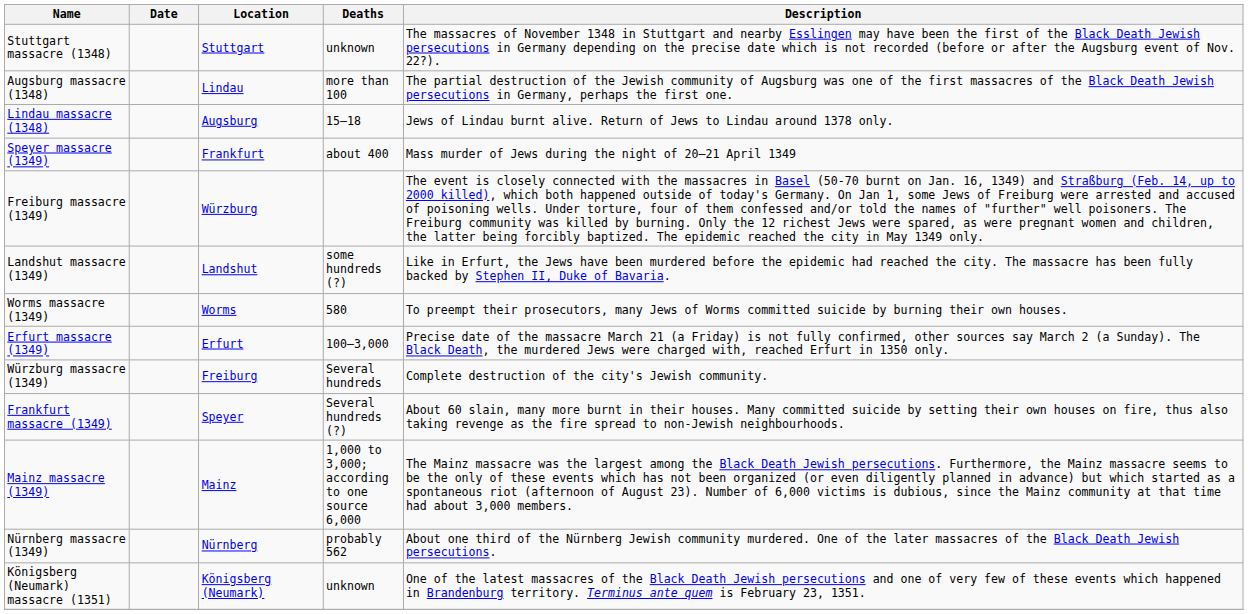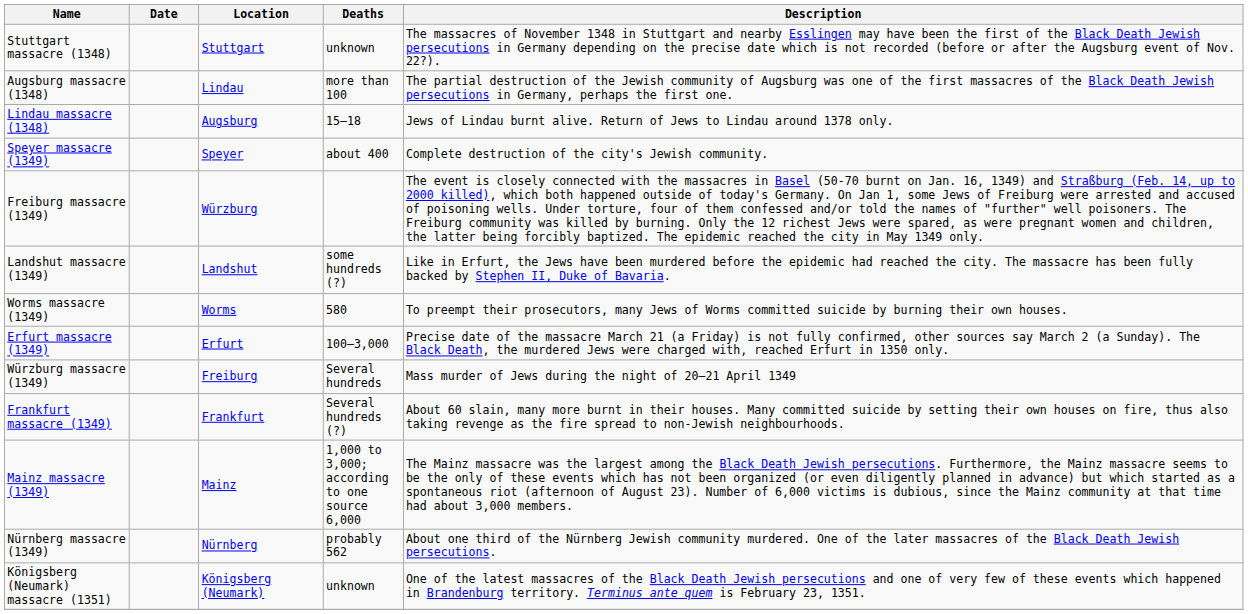(233, 154) Frankfurt -> (223, 154) Speyer
(601, 154) Mass murder of Jews during the night of 20–21 April 1349 -> (587, 154) Complete destruction of the city's Jewish community.
(587, 376) Complete destruction of the city's Jewish community. -> (601, 376) Mass murder of Jews during the night of 20–21 April 1349
(223, 416) Speyer -> (233, 416) Frankfurt
